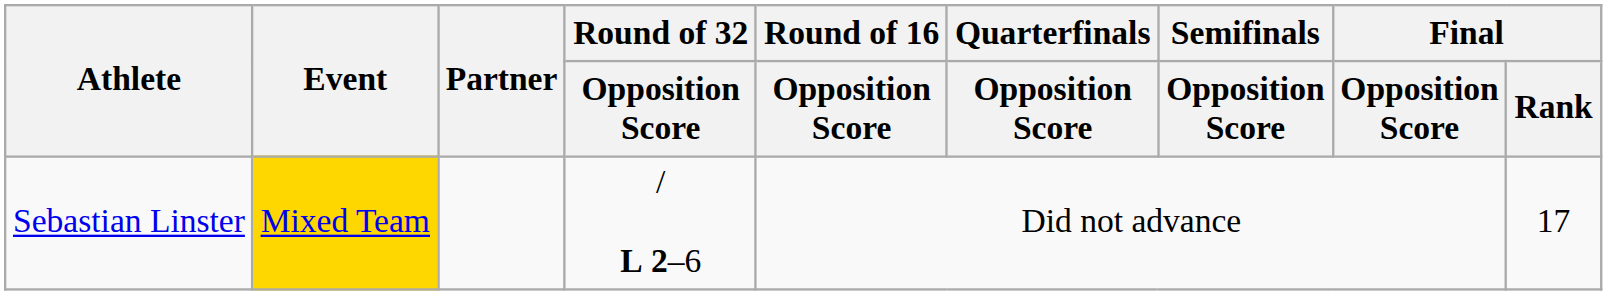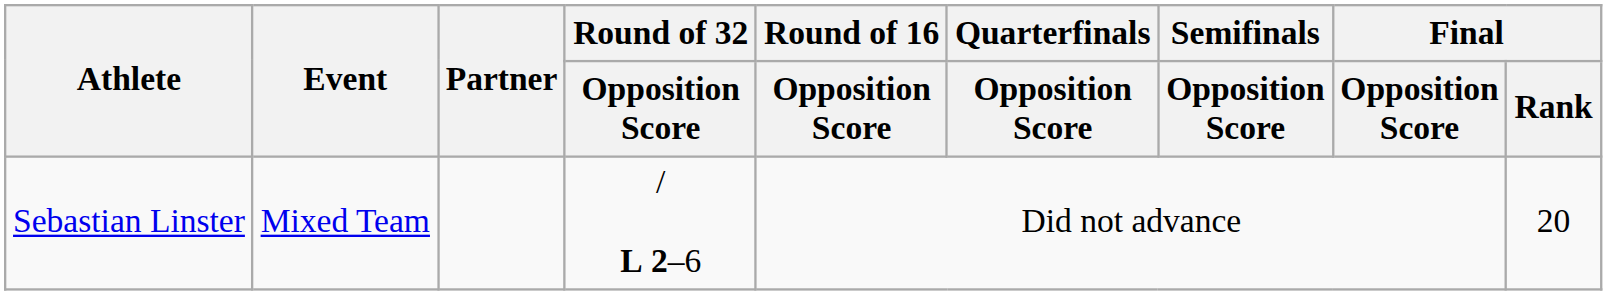(345, 222) gold background -> (345, 222) no background
(1554, 222) 17 -> (1554, 222) 20
